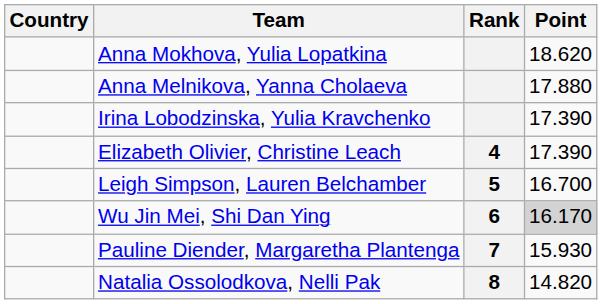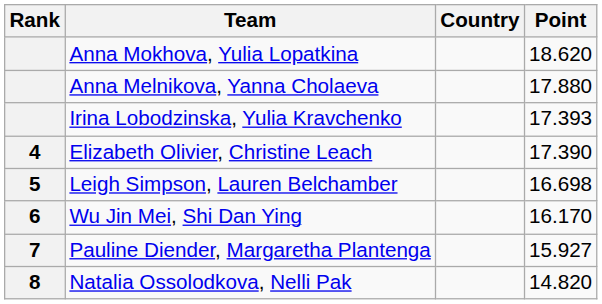columns swapped: (494, 20) <-> (49, 20)
(561, 119) 17.390 -> (561, 119) 17.393
(561, 184) 16.700 -> (561, 184) 16.698
(561, 217) lightgrey background -> (561, 217) no background
(561, 250) 15.930 -> (561, 250) 15.927
